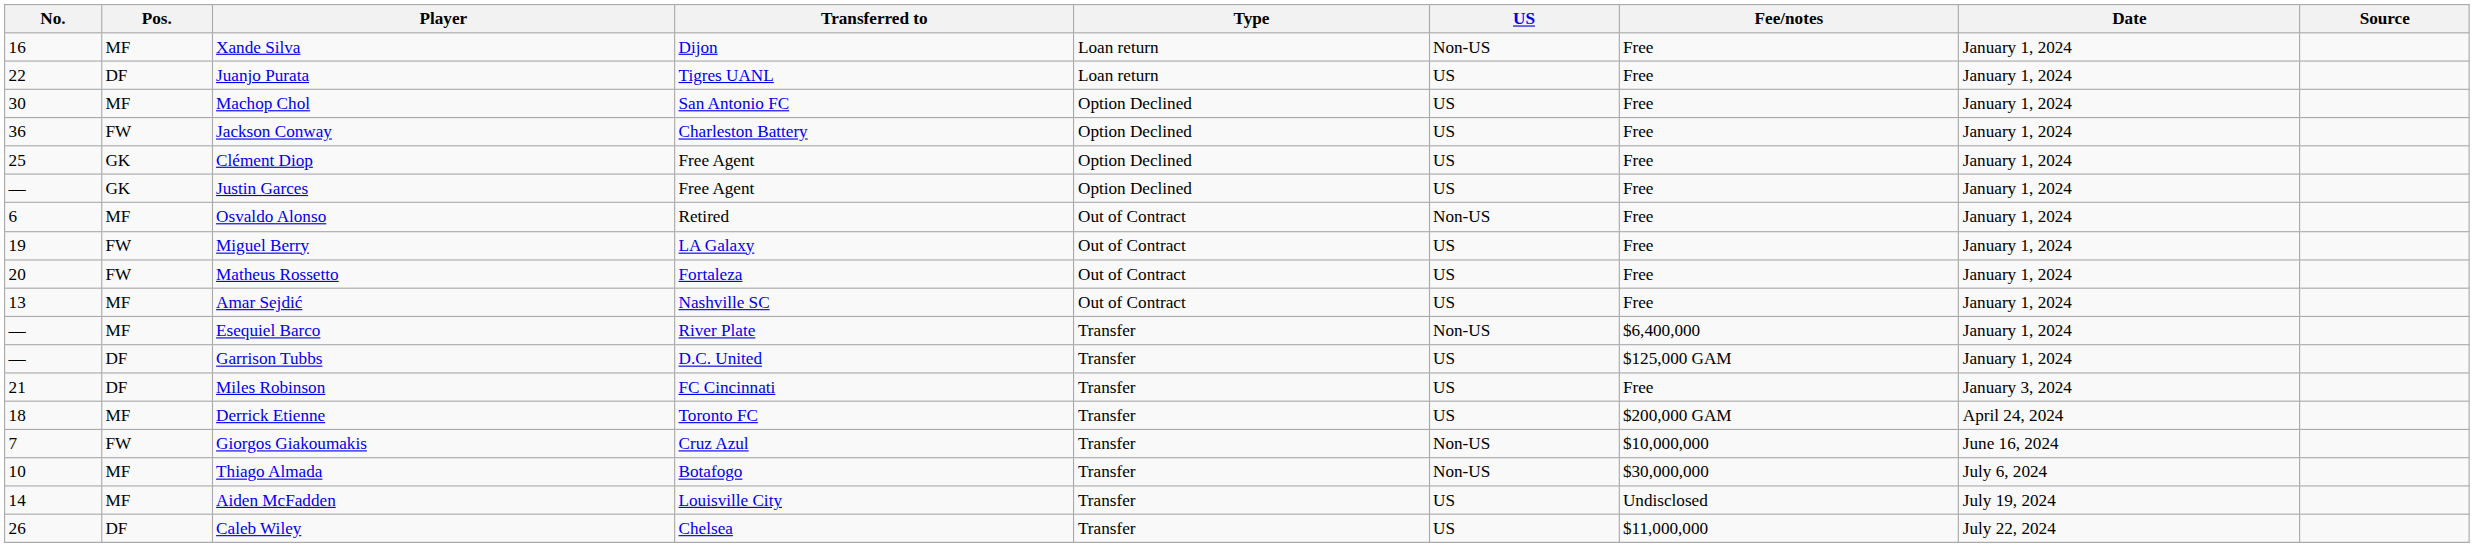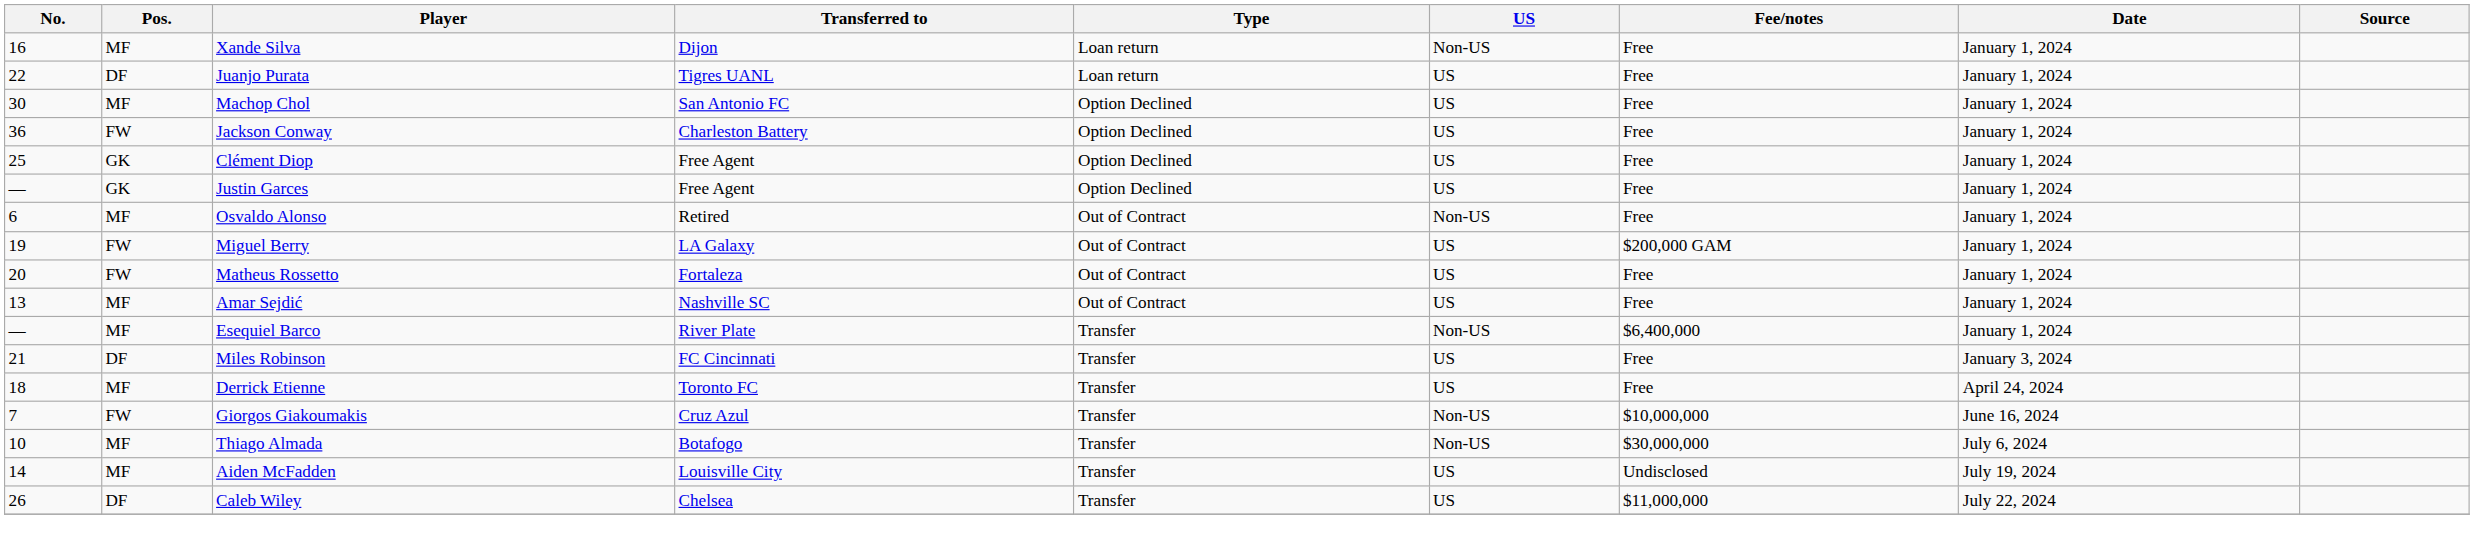(1638, 245) Free -> (1677, 245) $200,000 GAM
- row: (269, 358)
(1677, 415) $200,000 GAM -> (1638, 387) Free
